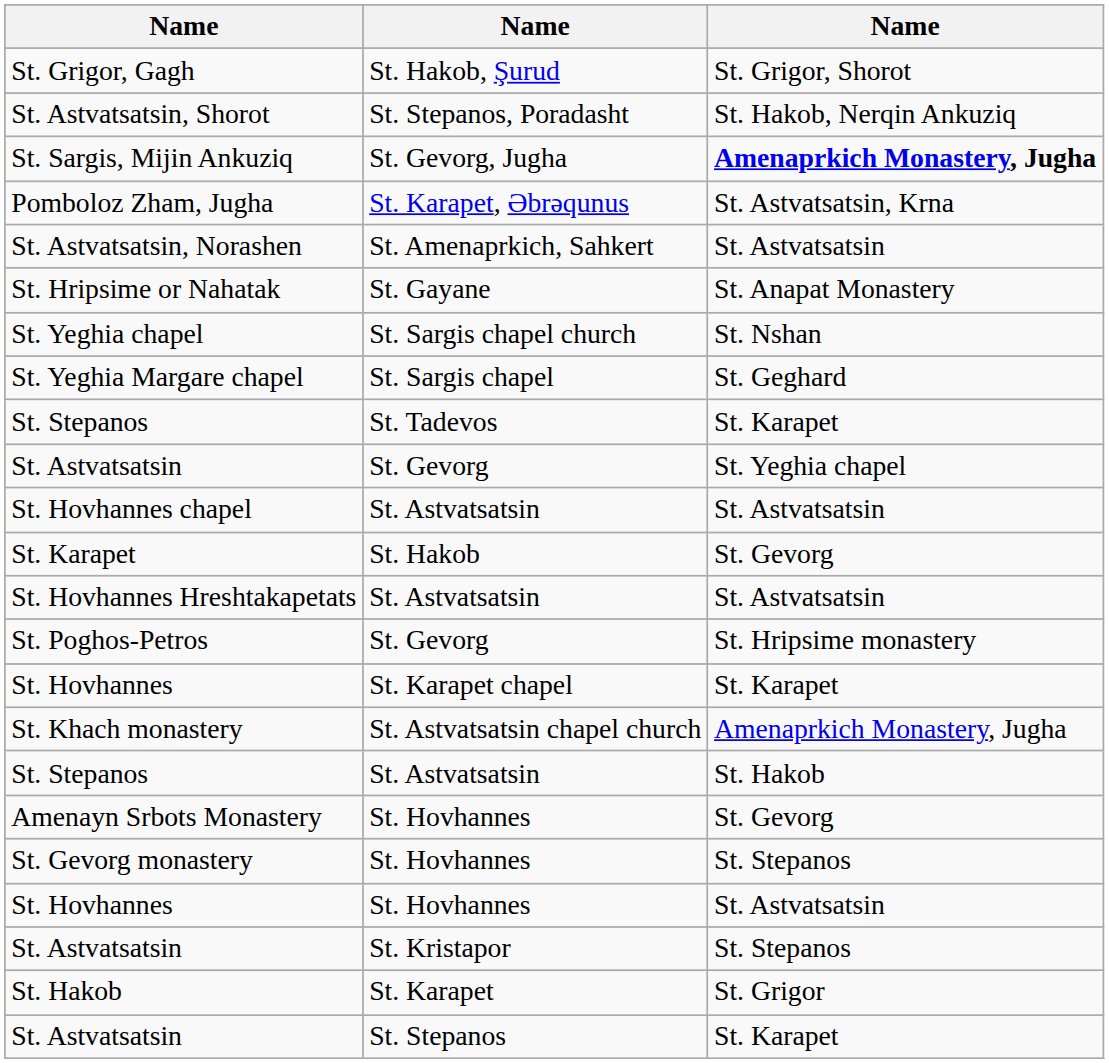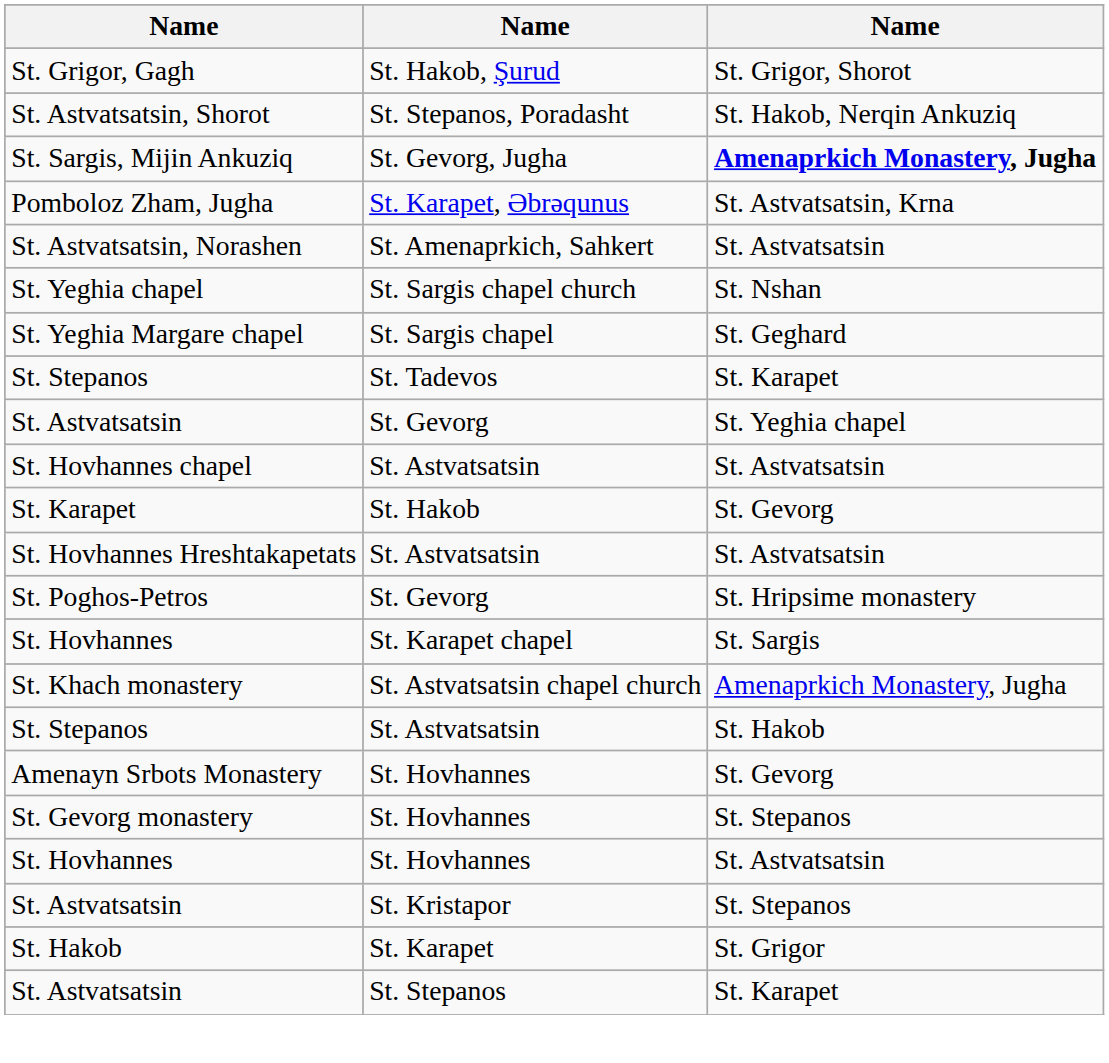- row: (146, 289)
(776, 684) St. Karapet -> (767, 641) St. Sargis
